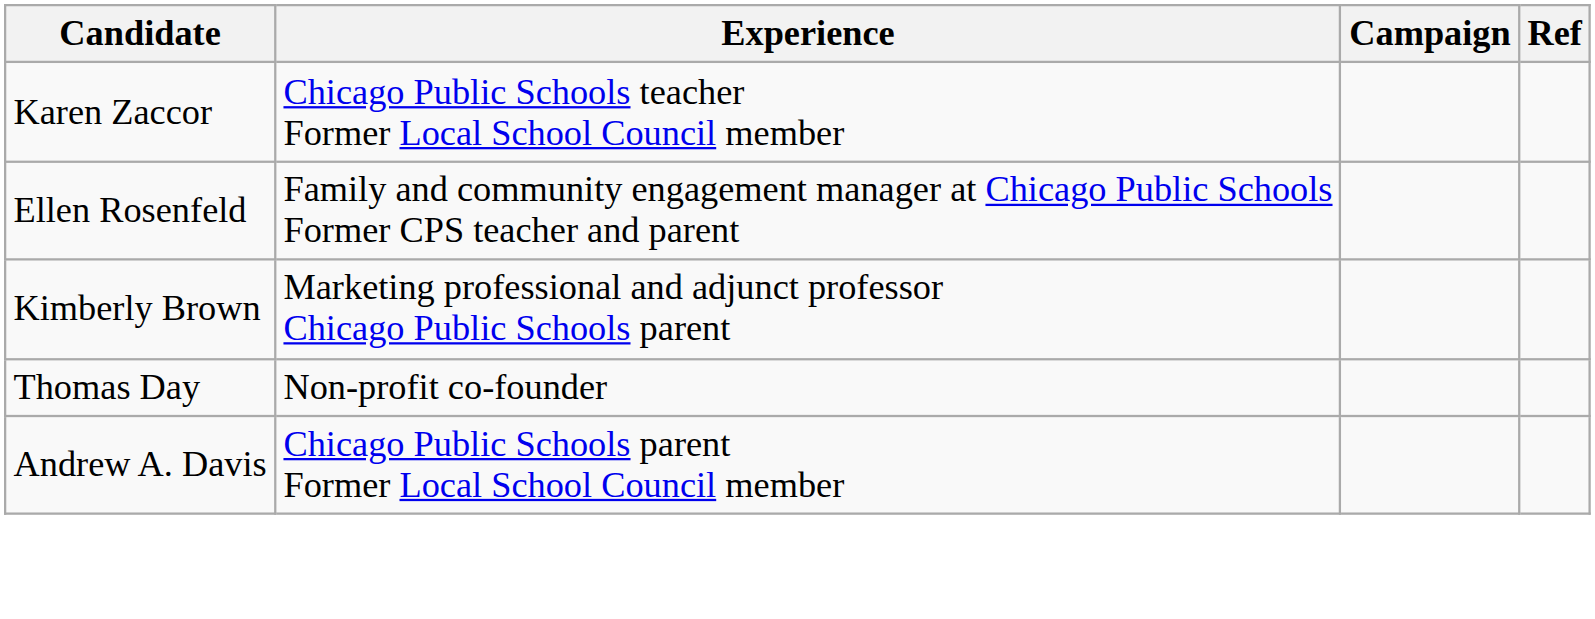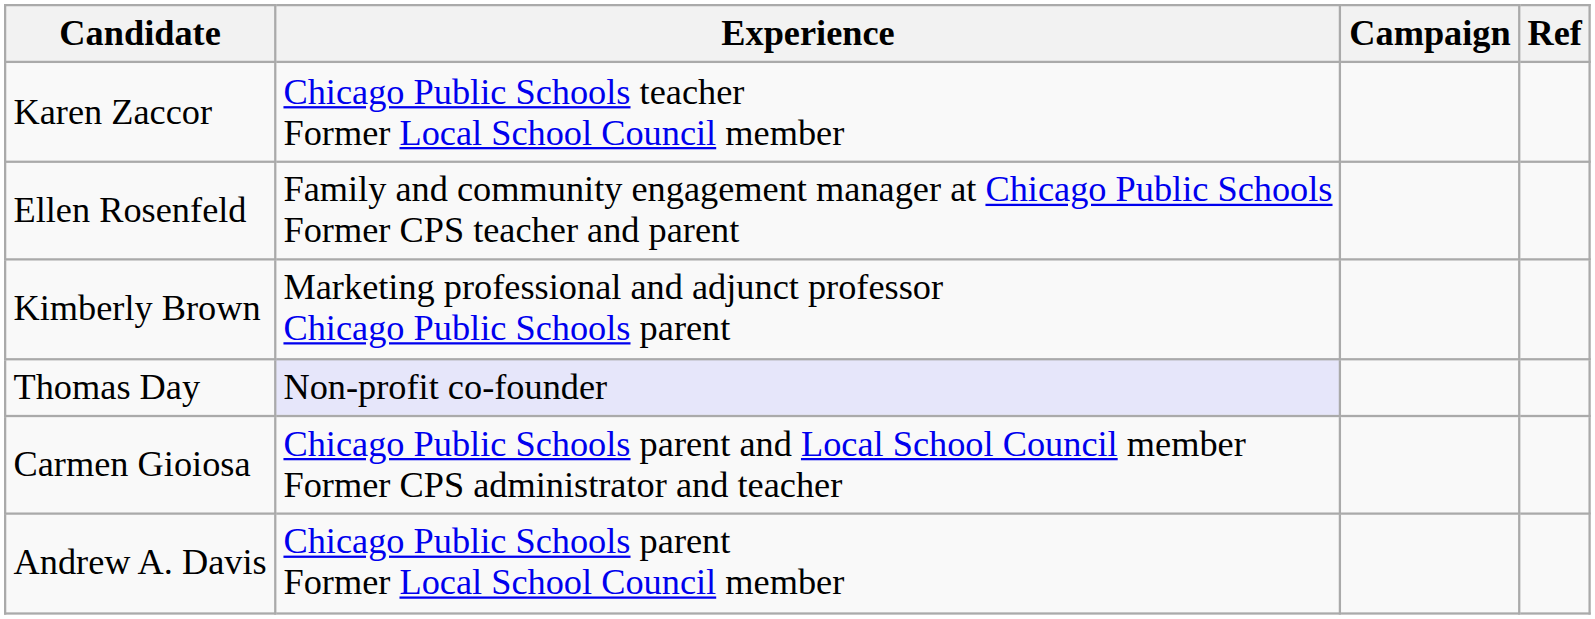(445, 386) no background -> (445, 386) lavender background
+ row: (132, 464)
